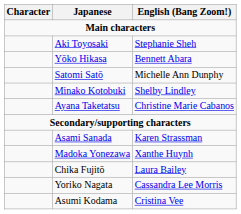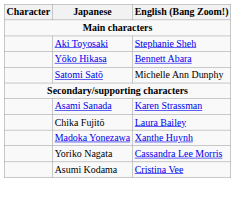- row: (90, 91)
- row: (87, 106)
rows swapped: (92, 153) <-> (80, 169)
